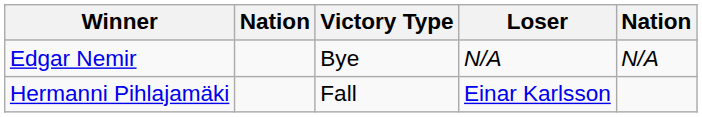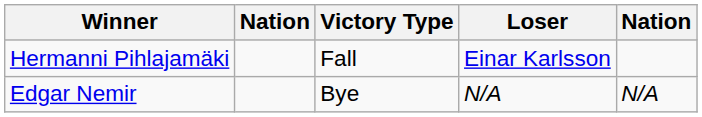rows swapped: (120, 93) <-> (73, 58)
